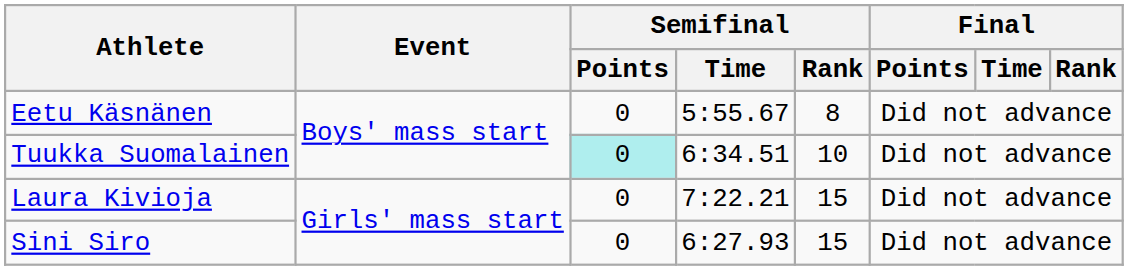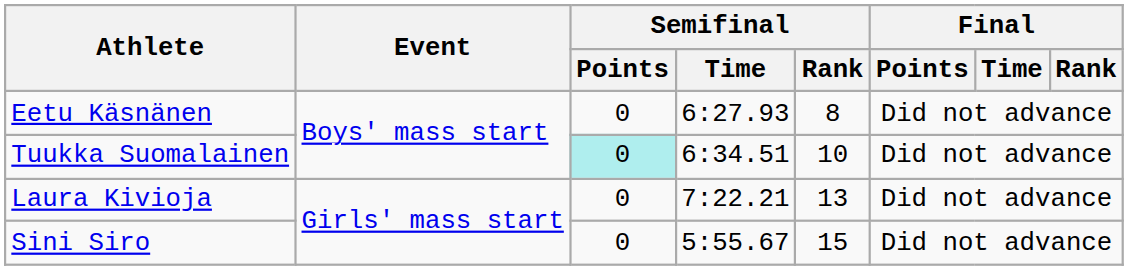(735, 113) 5:55.67 -> (735, 113) 6:27.93
(833, 199) 15 -> (833, 199) 13
(735, 243) 6:27.93 -> (735, 243) 5:55.67
